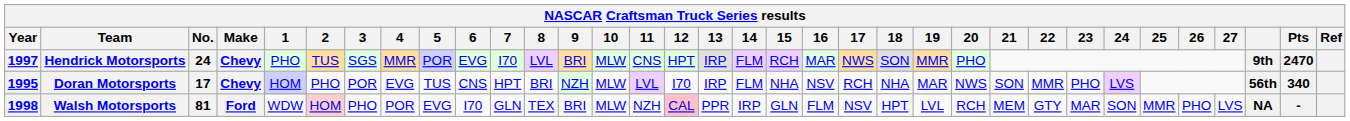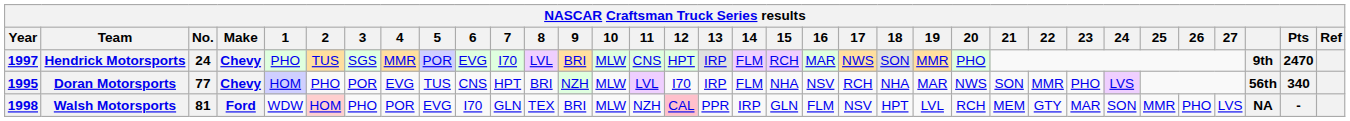(203, 83) 17 -> (203, 83) 77
